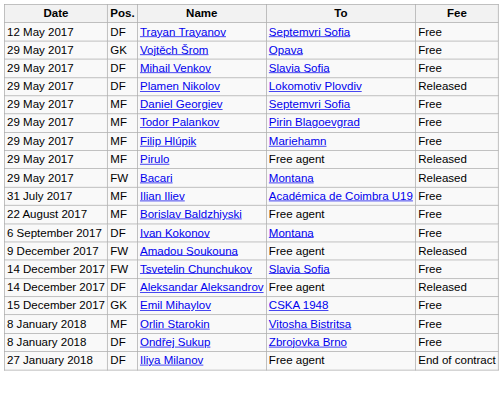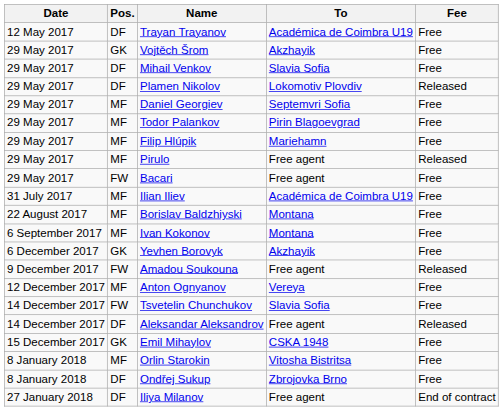(310, 31) Septemvri Sofia -> (341, 31) Académica de Coimbra U19
(286, 50) Opava -> (292, 50) Akzhayik
(291, 178) Montana -> (297, 178) Free agent
(443, 178) Released -> (430, 178) Free
(297, 214) Free agent -> (291, 214) Montana
(118, 232) DF -> (119, 232) MF
+ row: (181, 251)
+ row: (183, 287)
